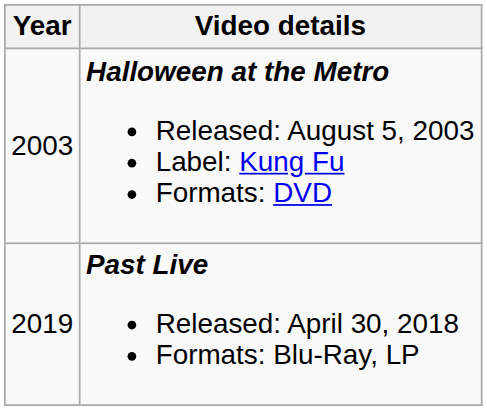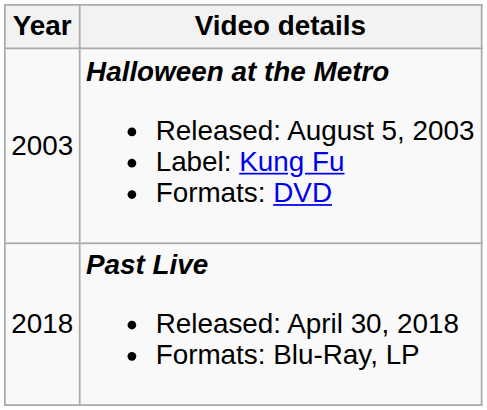(42, 323) 2019 -> (42, 323) 2018
